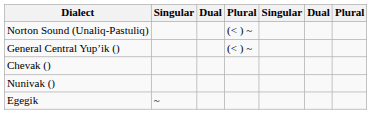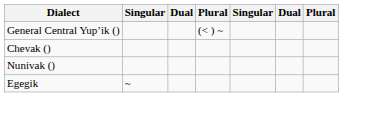- row: (78, 30)
